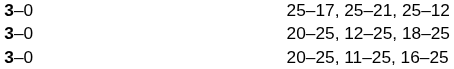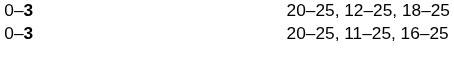- row: (368, 10)
(19, 34) 3–0 -> (19, 10) 0–3
(19, 57) 3–0 -> (19, 34) 0–3
